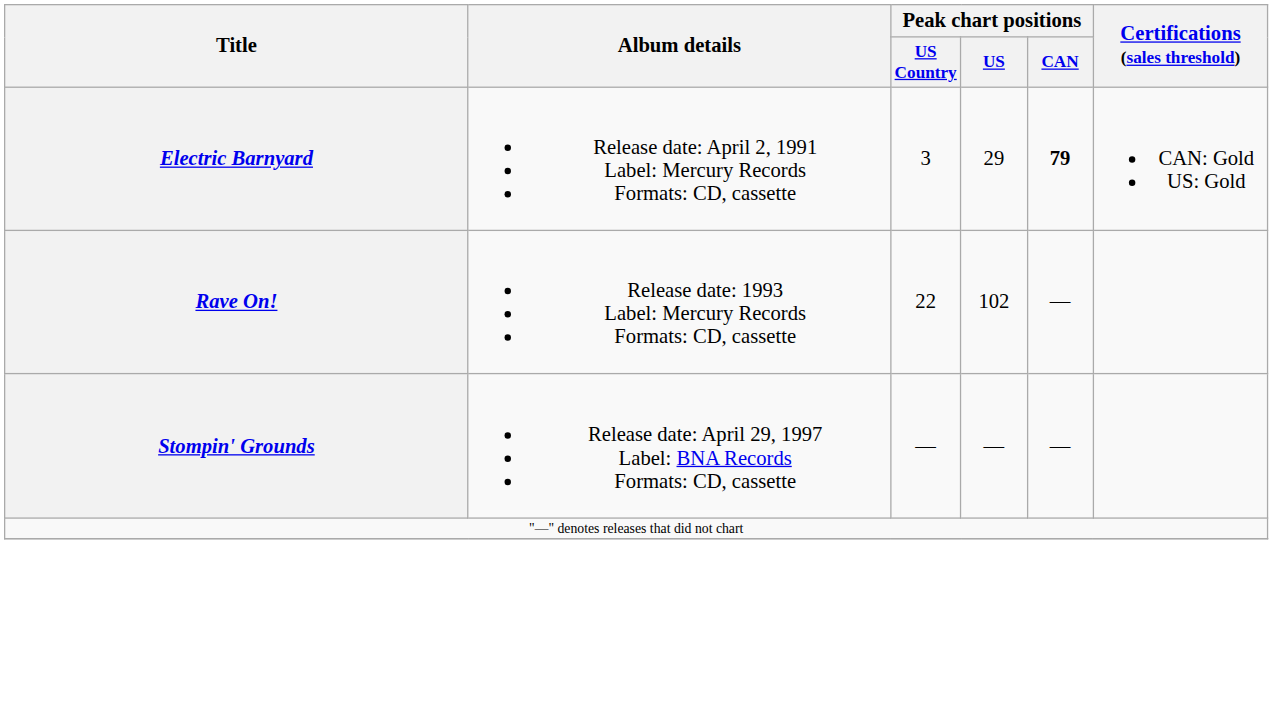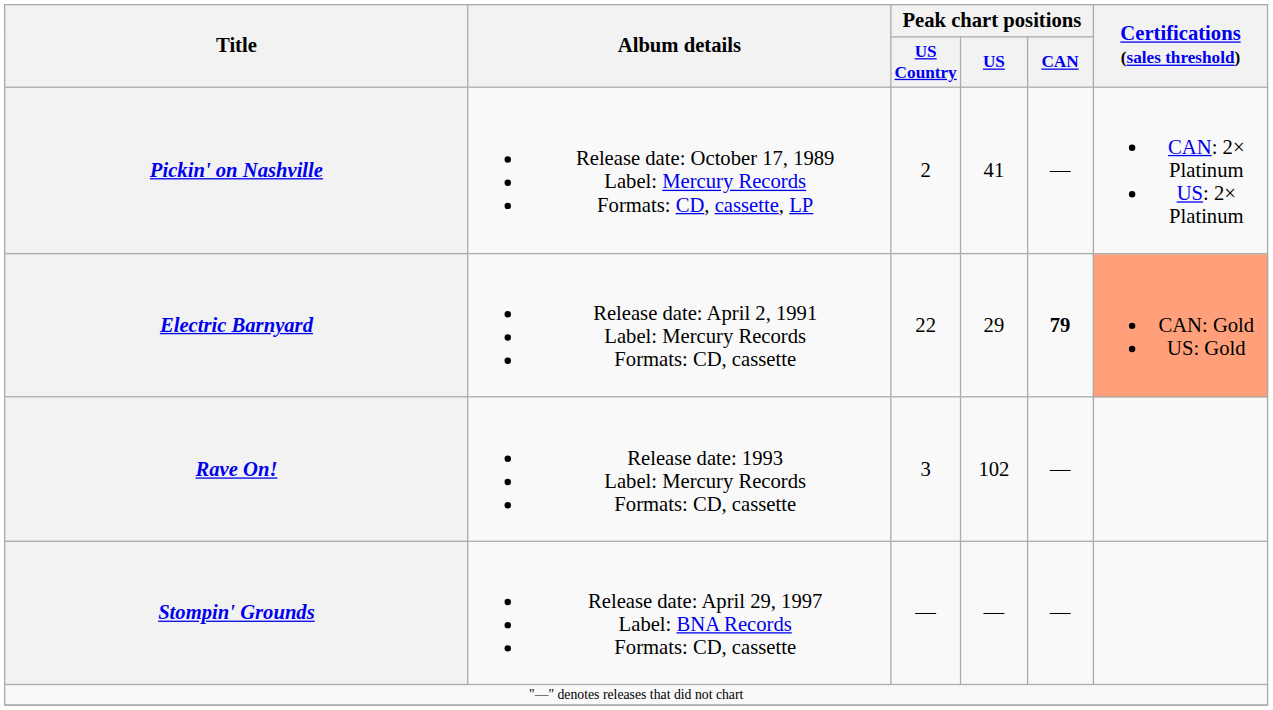+ row: (236, 170)
(926, 158) 3 -> (926, 325) 22
(1181, 170) no background -> (1181, 337) lightsalmon background
(926, 302) 22 -> (926, 469) 3
